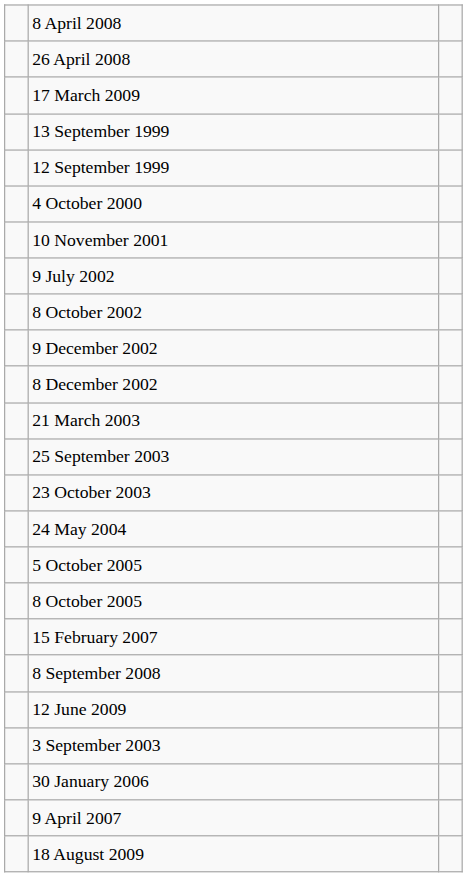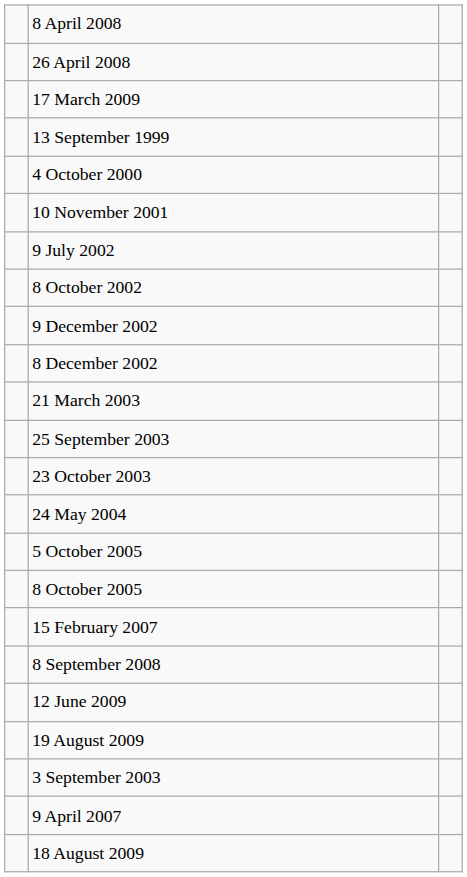- row: (101, 167)
+ row: (88, 739)
- row: (91, 781)
